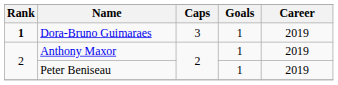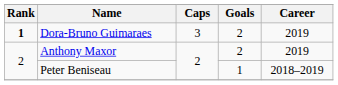(240, 32) 1 -> (240, 32) 2
(240, 51) 1 -> (240, 51) 2
(297, 70) 2019 -> (297, 70) 2018–2019
